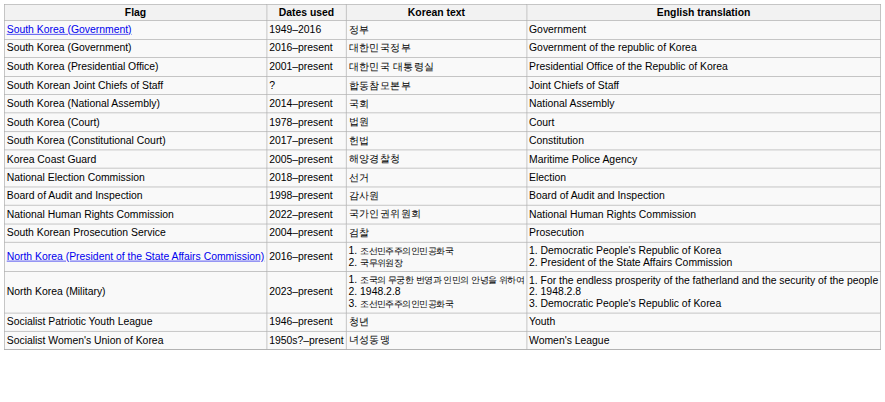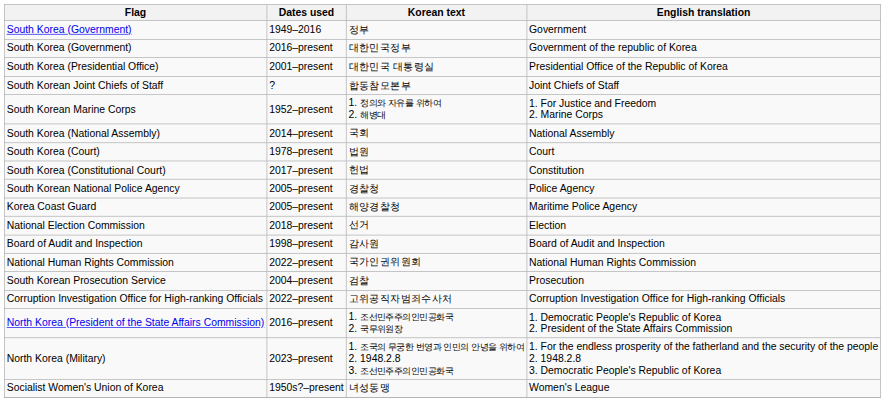+ row: (395, 109)
+ row: (364, 188)
+ row: (401, 299)
- row: (359, 321)
